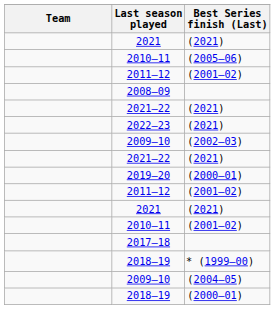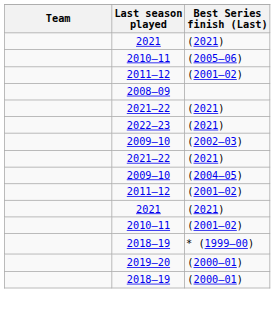rows swapped: (148, 175) <-> (148, 279)
- row: (148, 242)
